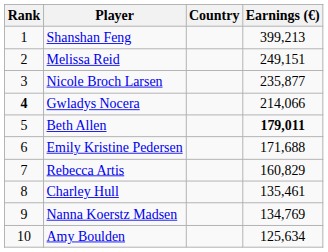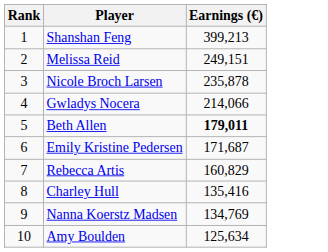- column: (214, 15)
(283, 81) 235,877 -> (226, 81) 235,878
(24, 103) bold -> (24, 103) normal
(283, 147) 171,688 -> (226, 147) 171,687
(283, 192) 135,461 -> (226, 192) 135,416
